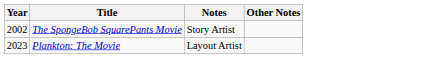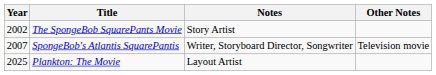+ row: (106, 45)
(17, 45) 2023 -> (17, 62) 2025
